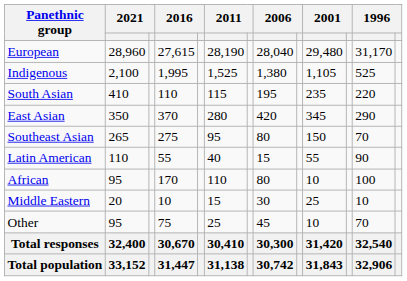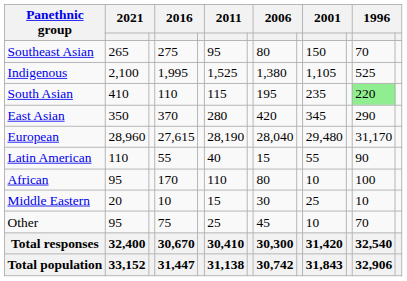rows swapped: (33, 51) <-> (51, 136)
(365, 94) no background -> (365, 94) lightgreen background
